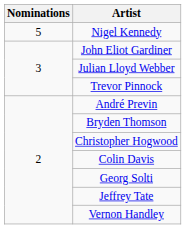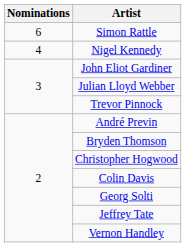+ row: (126, 31)
(38, 31) 5 -> (38, 50) 4
